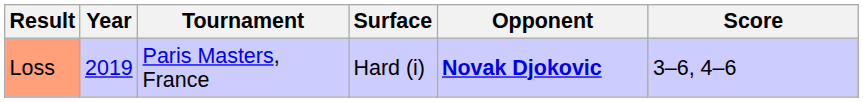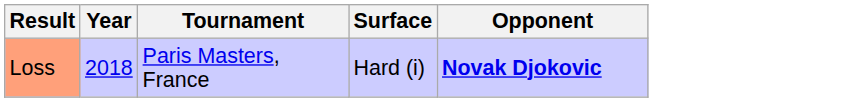- column: (753, 21)
(109, 67) 2019 -> (109, 67) 2018
